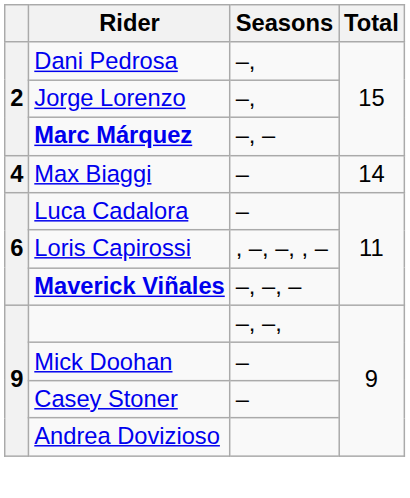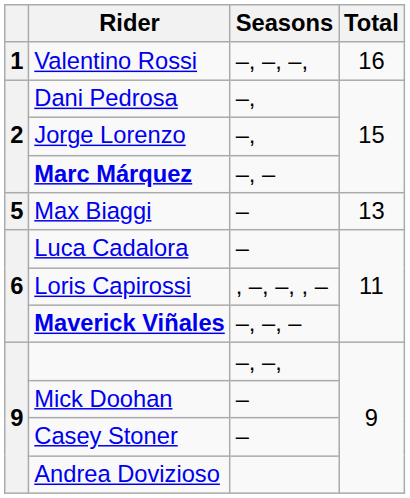+ row: (116, 60)
(17, 173) 4 -> (17, 211) 5
(371, 173) 14 -> (371, 211) 13
